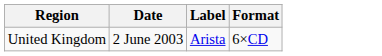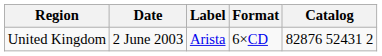+ column: (329, 16)
